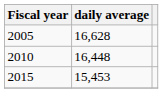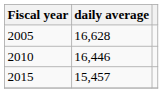(92, 56) 16,448 -> (92, 56) 16,446
(92, 77) 15,453 -> (92, 77) 15,457
